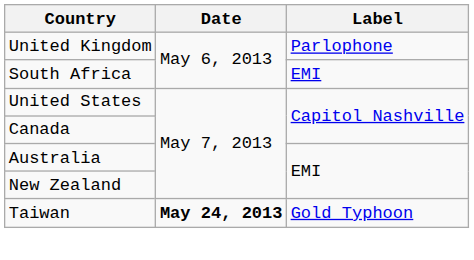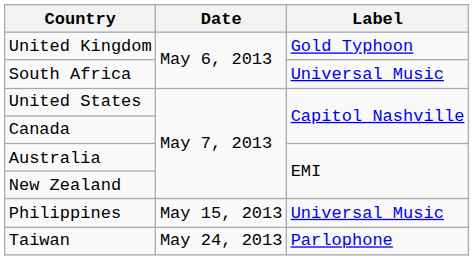(342, 46) Parlophone -> (352, 46) Gold Typhoon
(306, 74) EMI -> (367, 74) Universal Music
+ row: (65, 213)
(221, 213) bold -> (221, 241) normal
(352, 213) Gold Typhoon -> (342, 241) Parlophone
